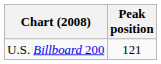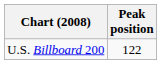(132, 49) 121 -> (132, 49) 122
